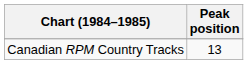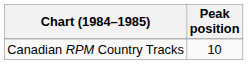(215, 49) 13 -> (215, 49) 10
